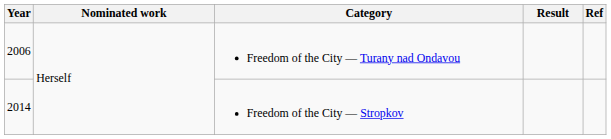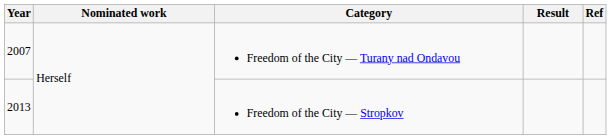(19, 51) 2006 -> (19, 51) 2007
(19, 106) 2014 -> (19, 106) 2013
